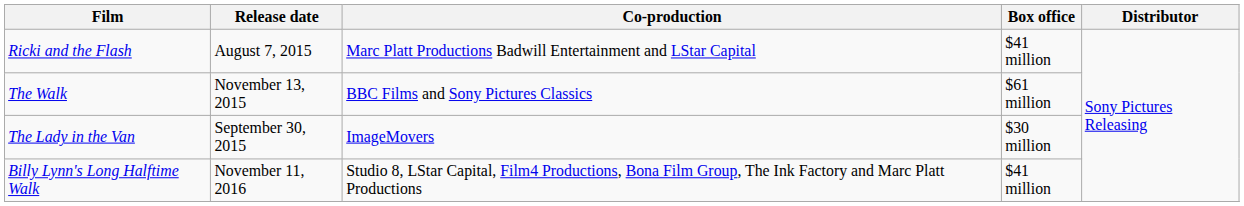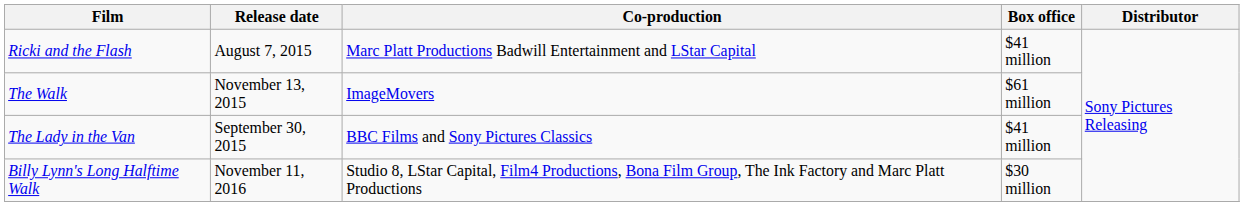(469, 94) BBC Films and Sony Pictures Classics -> (390, 94) ImageMovers
(390, 136) ImageMovers -> (469, 136) BBC Films and Sony Pictures Classics
(1028, 136) $30 million -> (1028, 136) $41 million
(1028, 179) $41 million -> (1028, 179) $30 million
